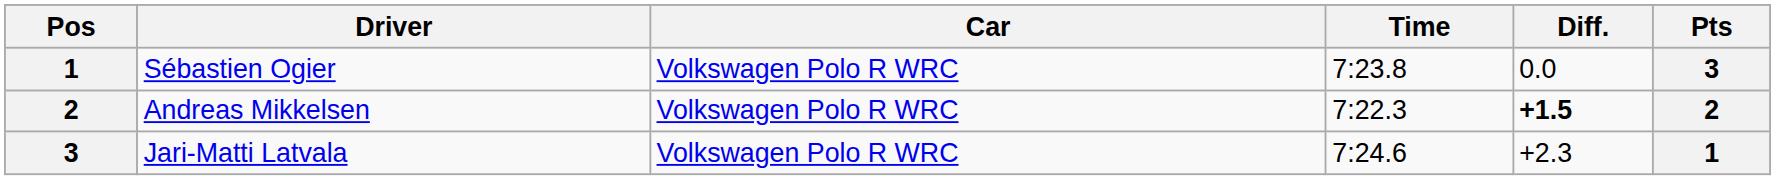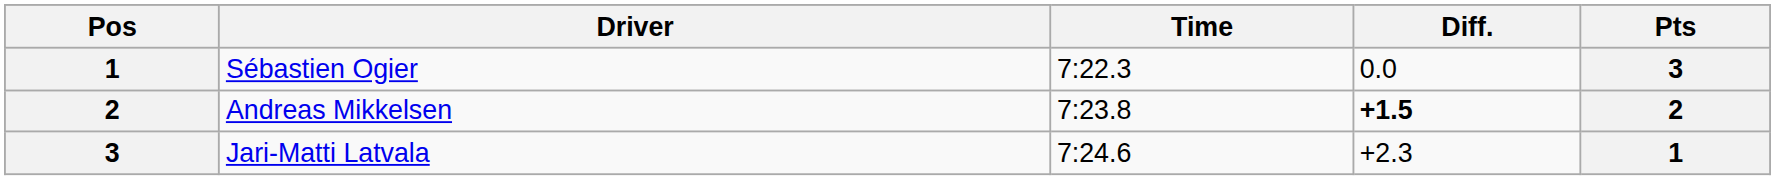- column: (988, 26)
(1370, 69) 7:23.8 -> (1094, 69) 7:22.3
(1370, 111) 7:22.3 -> (1094, 111) 7:23.8
